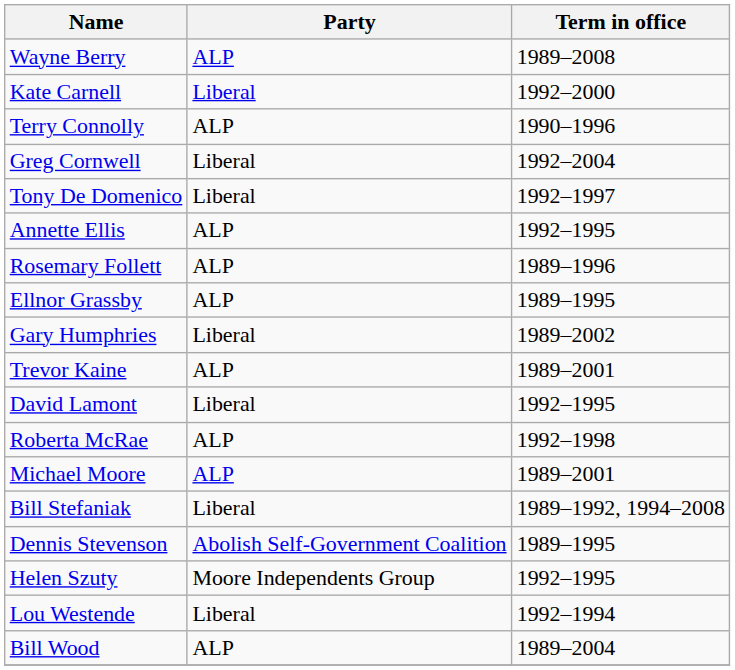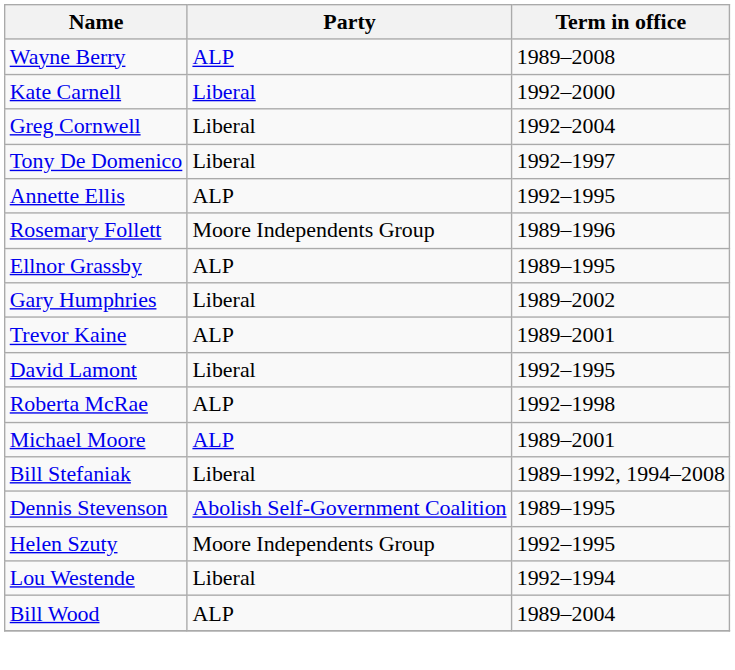- row: (77, 126)
(213, 265) ALP -> (314, 230) Moore Independents Group
